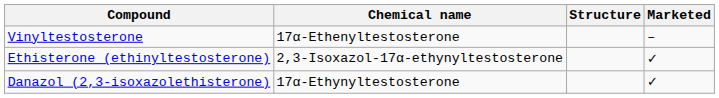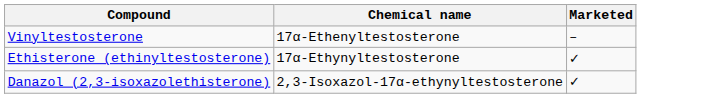- column: (605, 15)
(420, 59) 2,3-Isoxazol-17α-ethynyltestosterone -> (368, 59) 17α-Ethynyltestosterone
(368, 82) 17α-Ethynyltestosterone -> (420, 82) 2,3-Isoxazol-17α-ethynyltestosterone
